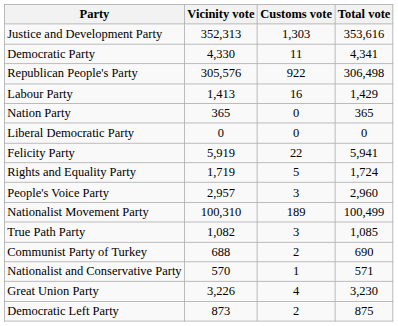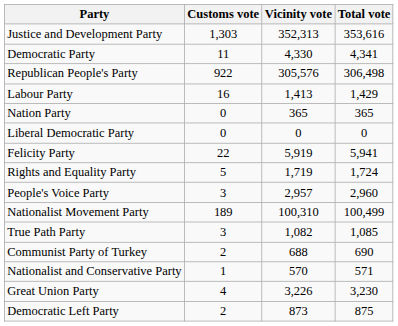columns swapped: (221, 14) <-> (296, 14)
